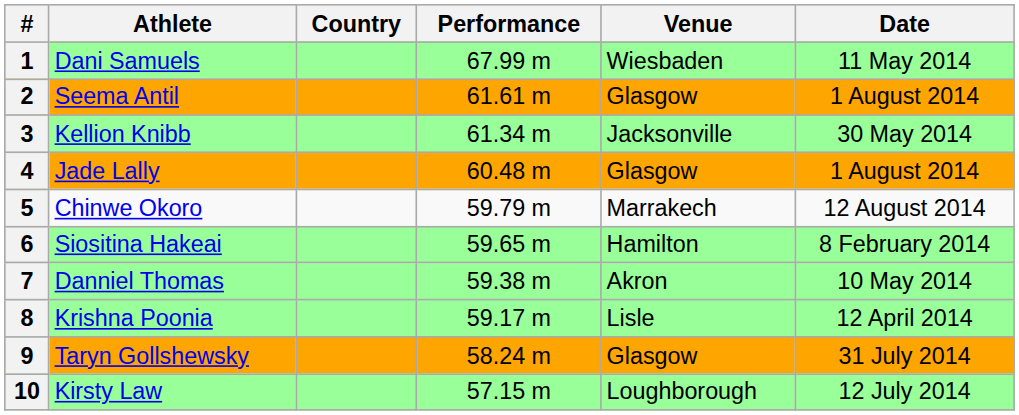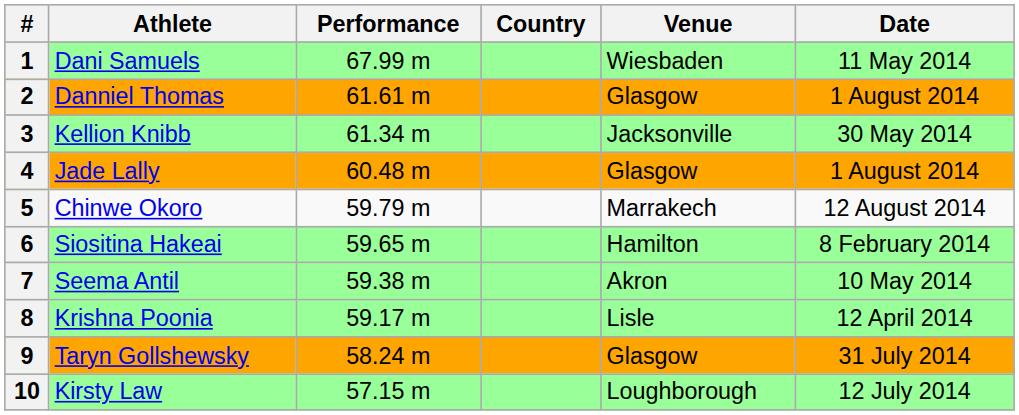columns swapped: (356, 24) <-> (509, 24)
(117, 97) Seema Antil -> (139, 97) Danniel Thomas
(139, 282) Danniel Thomas -> (117, 282) Seema Antil
